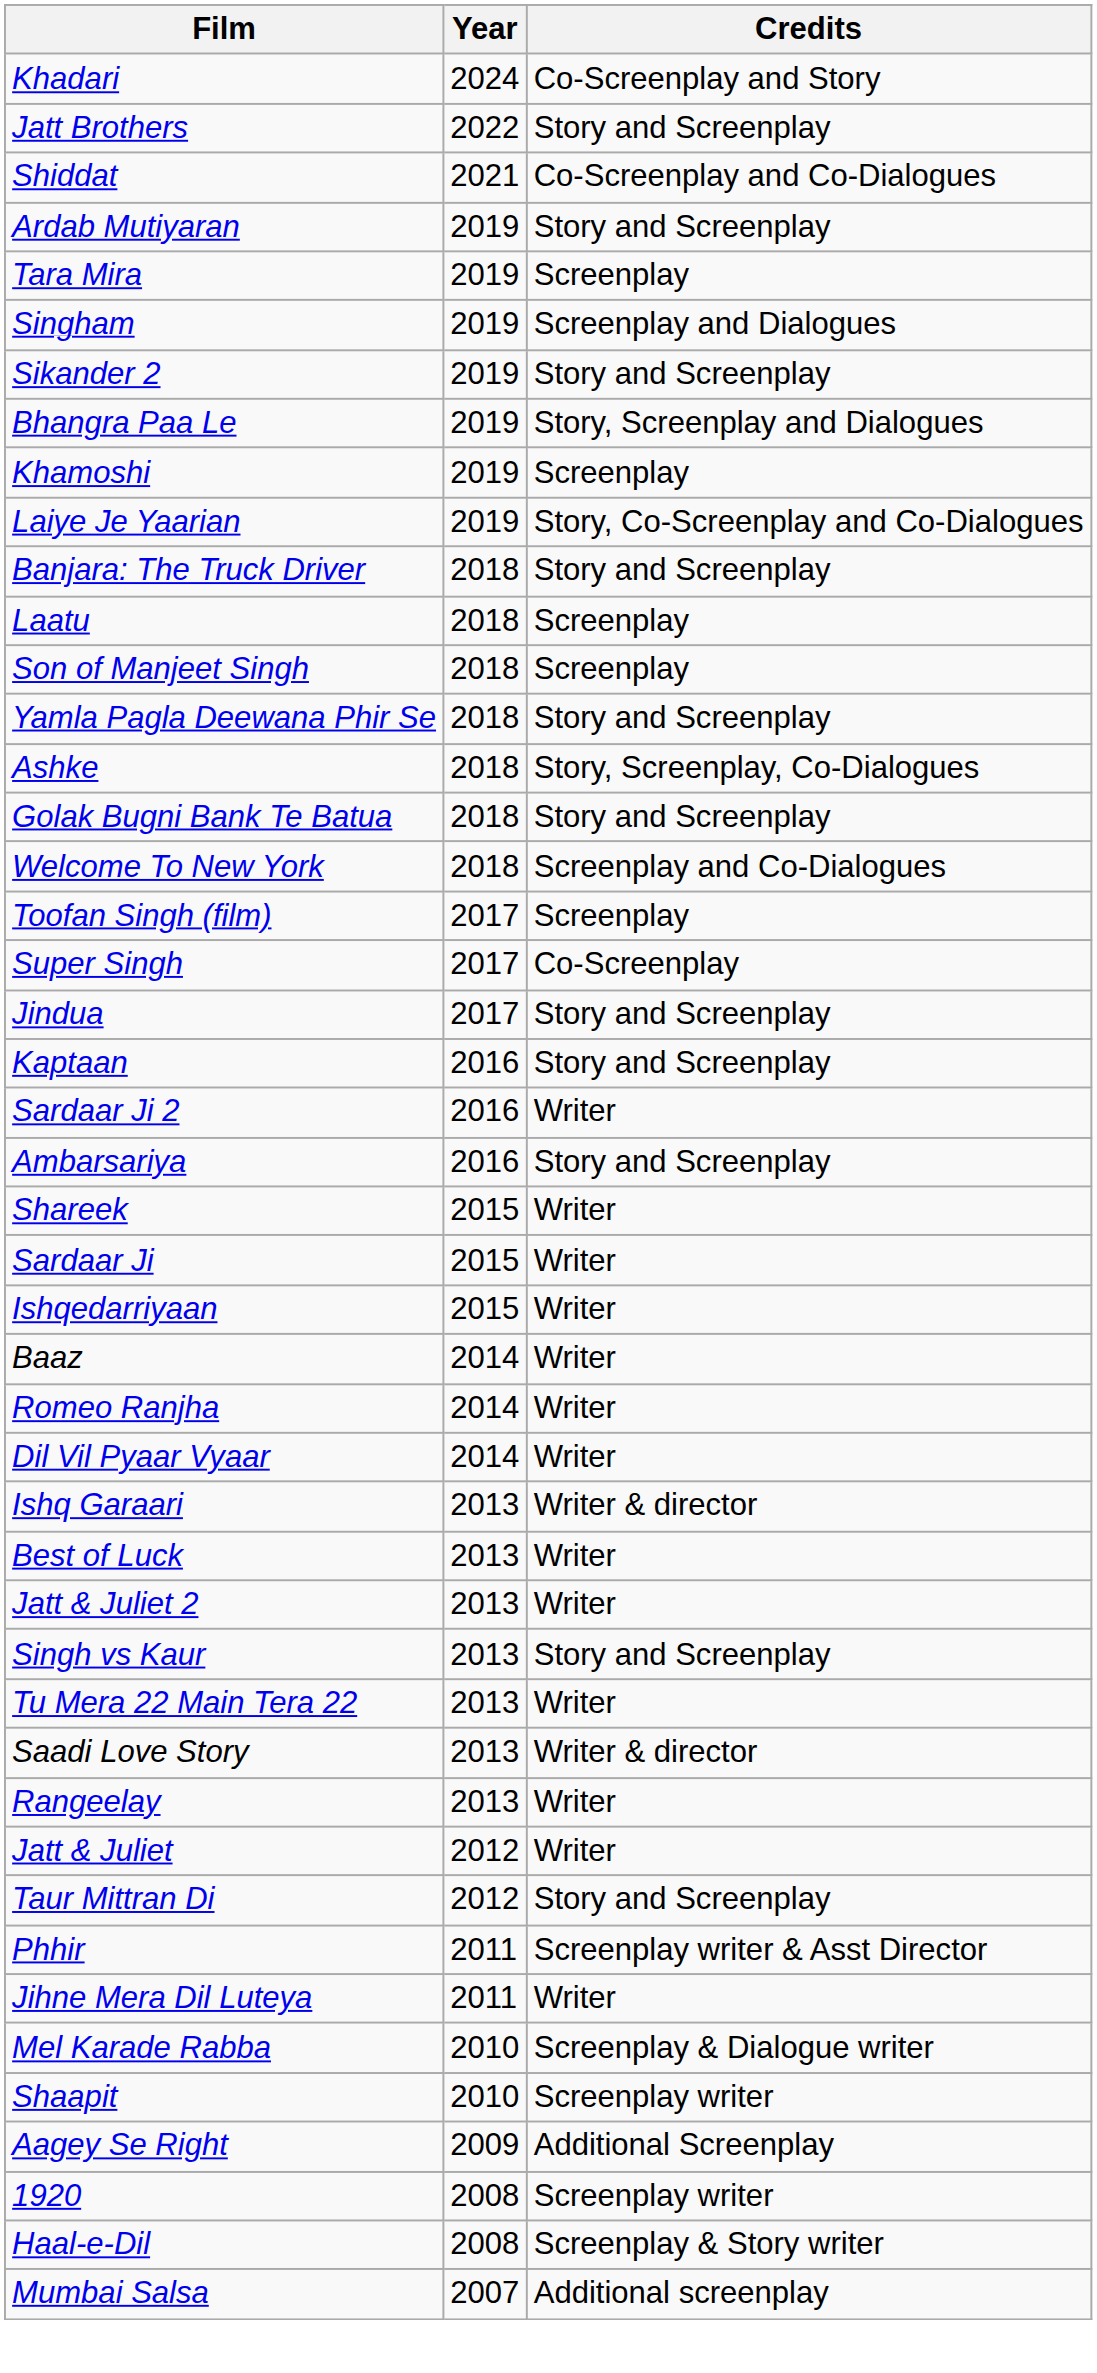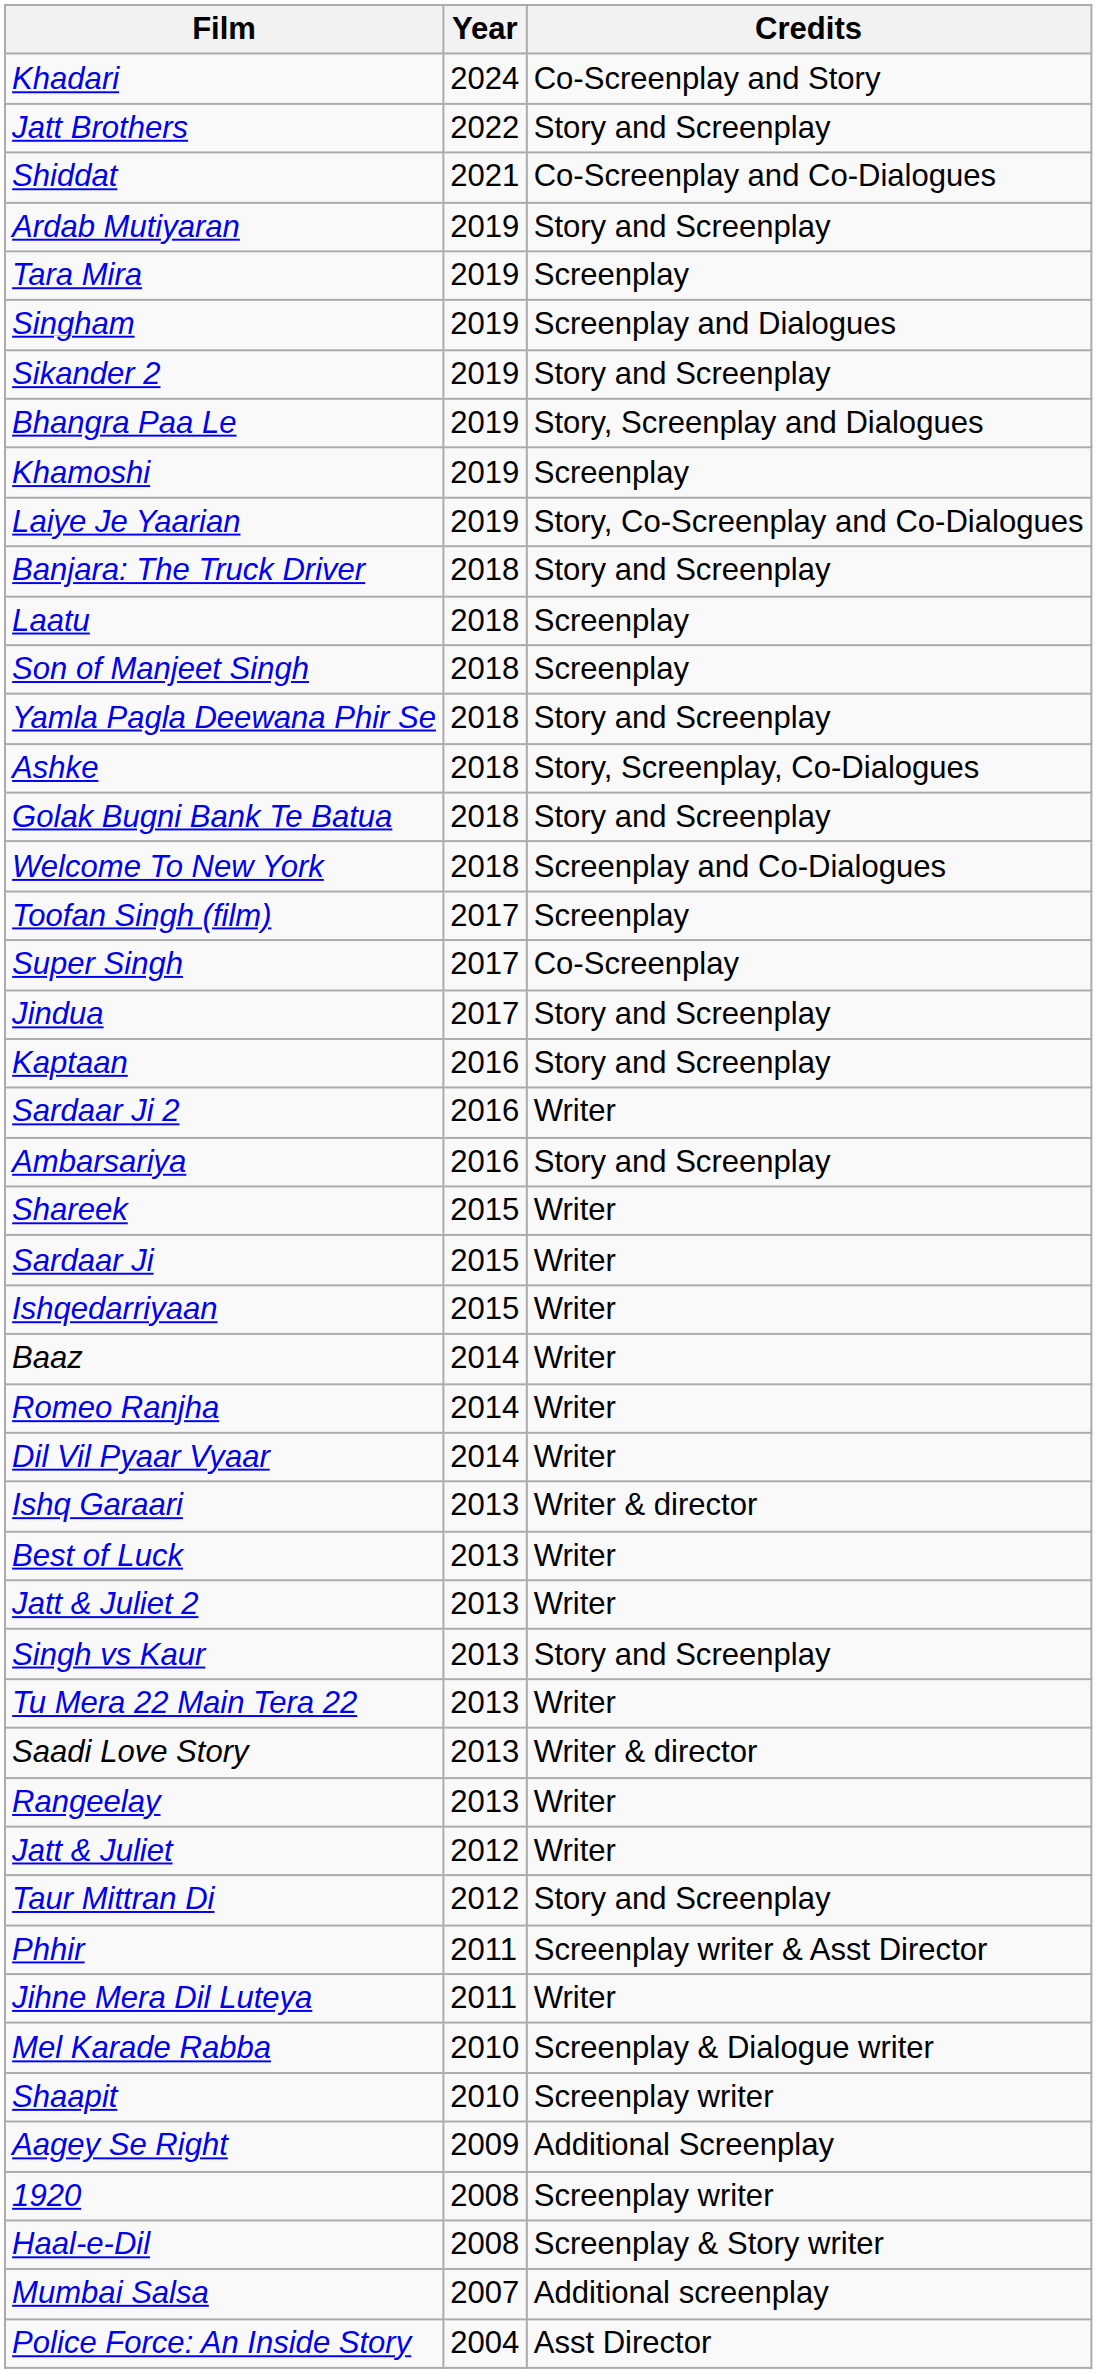+ row: (212, 2342)
